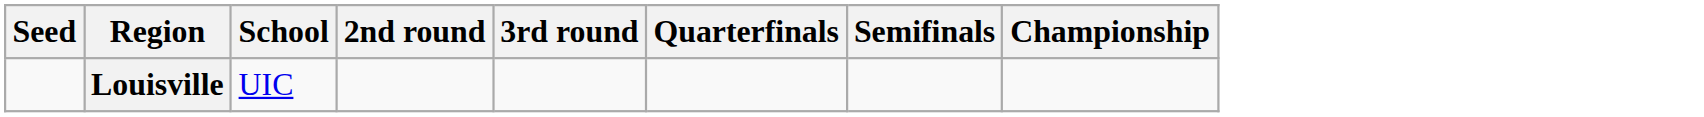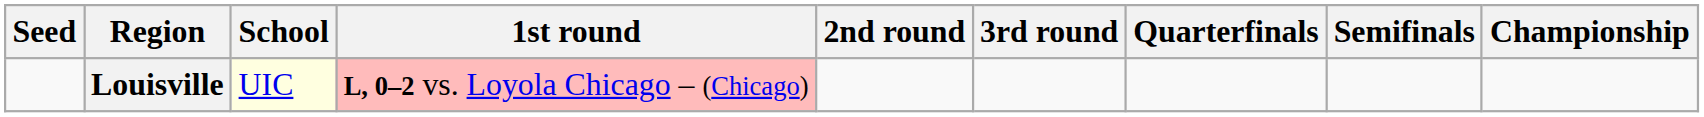+ column: (576, 31)
(266, 83) no background -> (266, 83) lightyellow background
